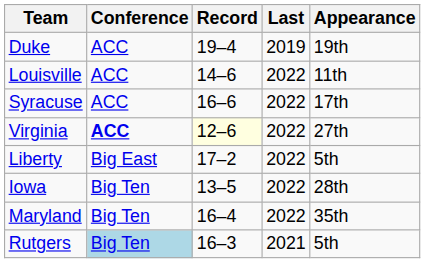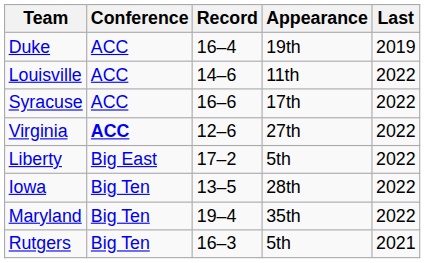columns swapped: (365, 18) <-> (286, 18)
(217, 46) 19–4 -> (217, 46) 16–4
(217, 131) lightyellow background -> (217, 131) no background
(217, 215) 16–4 -> (217, 215) 19–4
(120, 243) lightblue background -> (120, 243) no background
